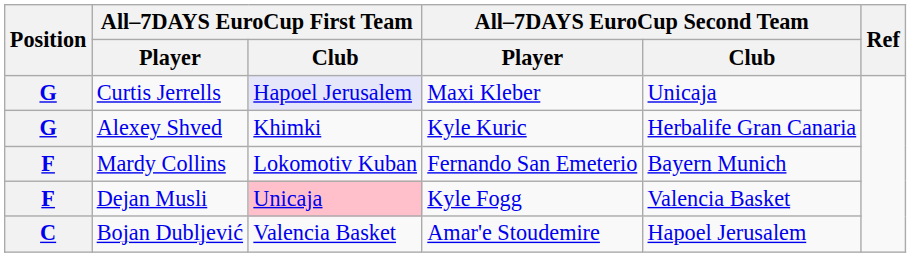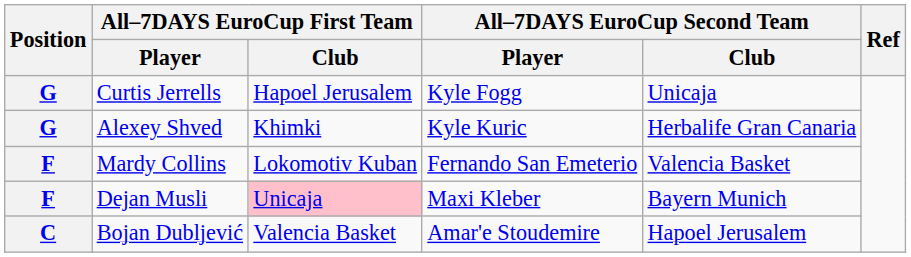(333, 92) lavender background -> (333, 92) no background
(484, 92) Maxi Kleber -> (475, 92) Kyle Fogg
(717, 163) Bayern Munich -> (719, 163) Valencia Basket
(475, 198) Kyle Fogg -> (484, 198) Maxi Kleber
(719, 198) Valencia Basket -> (717, 198) Bayern Munich
